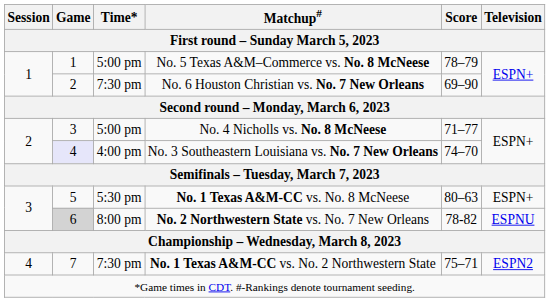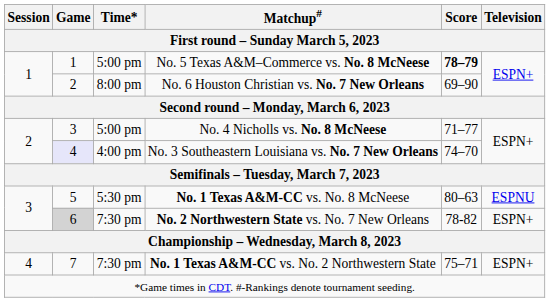(461, 63) normal -> (461, 63) bold
(119, 85) 7:30 pm -> (119, 85) 8:00 pm
(513, 197) ESPN+ -> (513, 197) ESPNU
(119, 219) 8:00 pm -> (119, 219) 7:30 pm
(513, 219) ESPNU -> (513, 219) ESPN+
(513, 263) ESPN2 -> (513, 263) ESPN+
